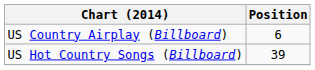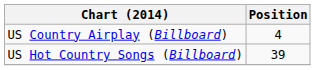(278, 34) 6 -> (278, 34) 4
